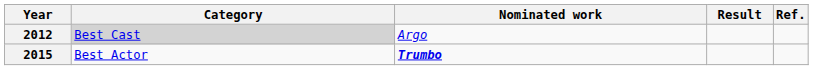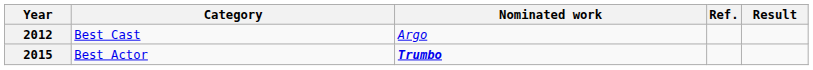columns swapped: (740, 14) <-> (791, 14)
(107, 34) lightgrey background -> (107, 34) no background
